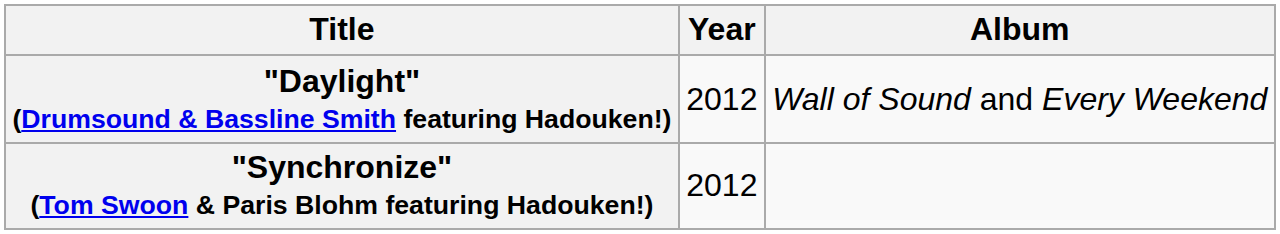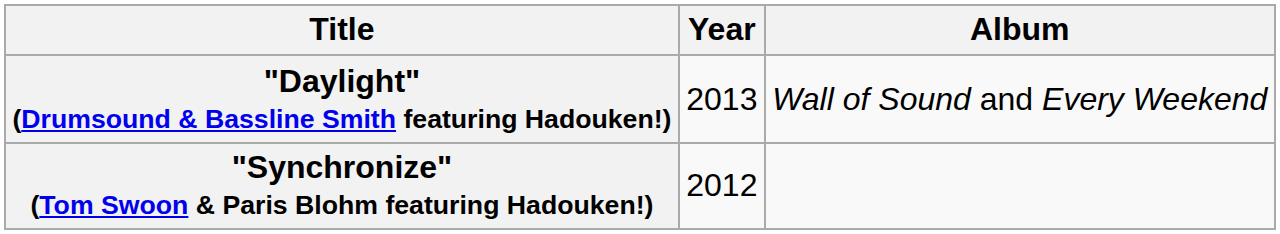(722, 98) 2012 -> (722, 98) 2013
